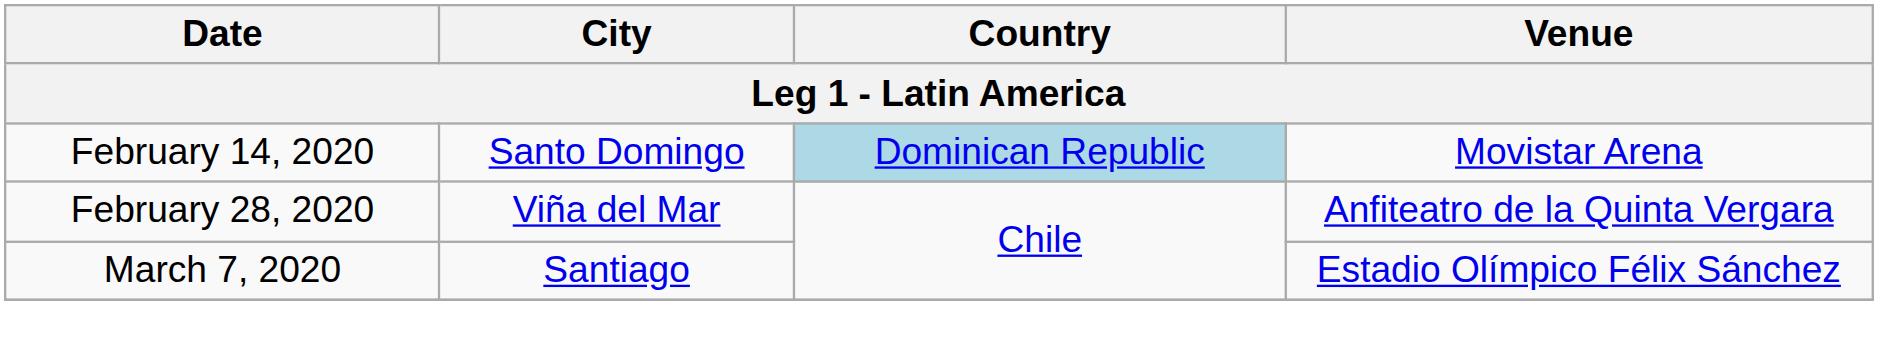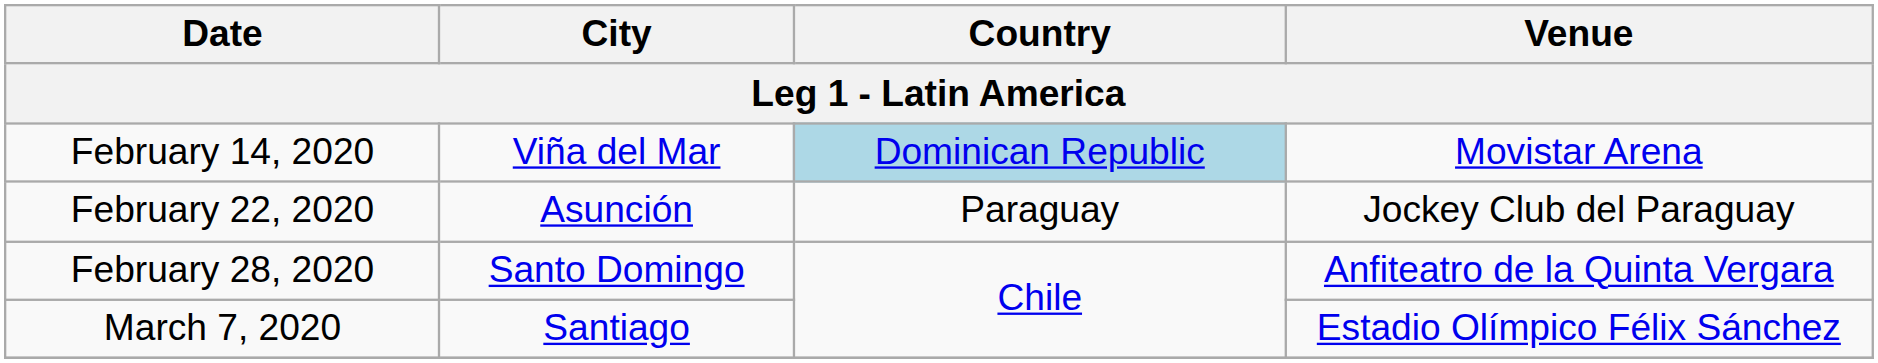(617, 151) Santo Domingo -> (617, 151) Viña del Mar
+ row: (223, 210)
(617, 210) Viña del Mar -> (617, 269) Santo Domingo
